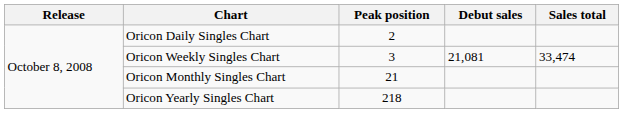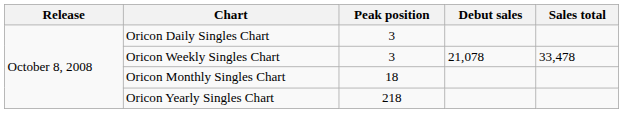(392, 35) 2 -> (392, 35) 3
(466, 56) 21,081 -> (466, 56) 21,078
(557, 56) 33,474 -> (557, 56) 33,478
(392, 77) 21 -> (392, 77) 18
